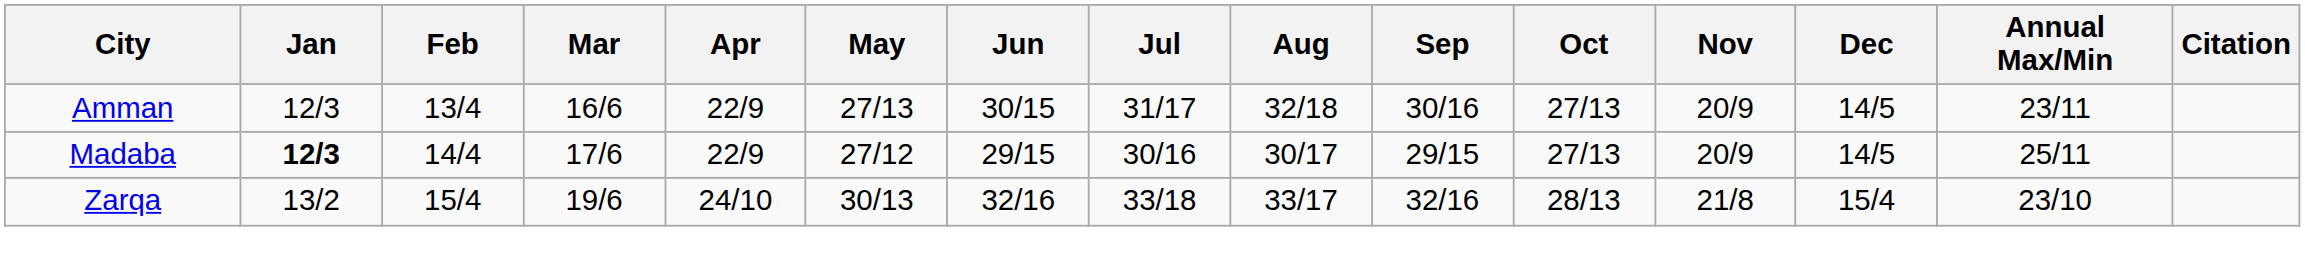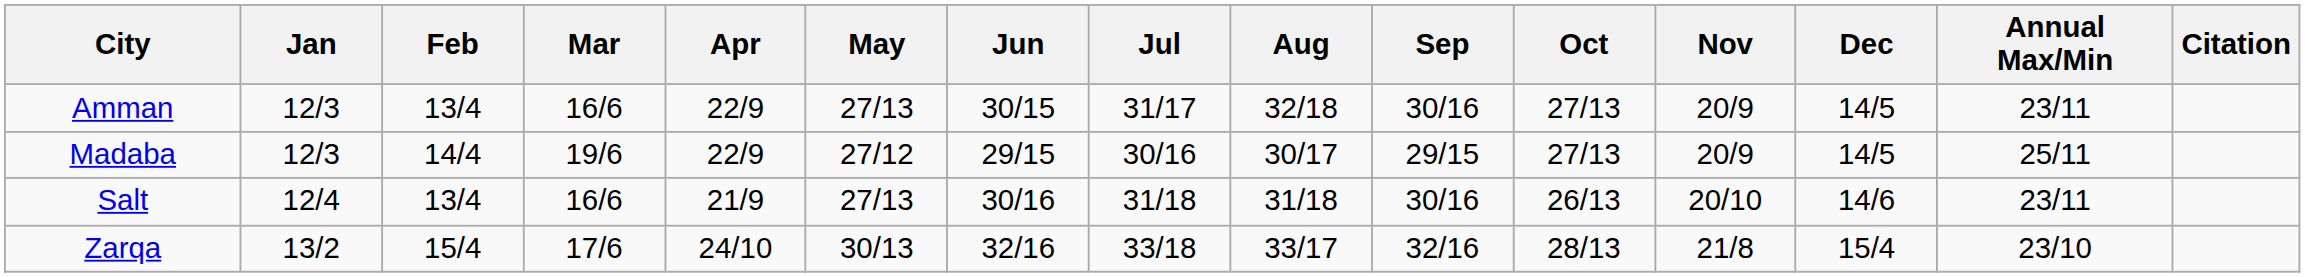(311, 154) bold -> (311, 154) normal
(594, 154) 17/6 -> (594, 154) 19/6
+ row: (123, 201)
(594, 201) 19/6 -> (594, 247) 17/6
